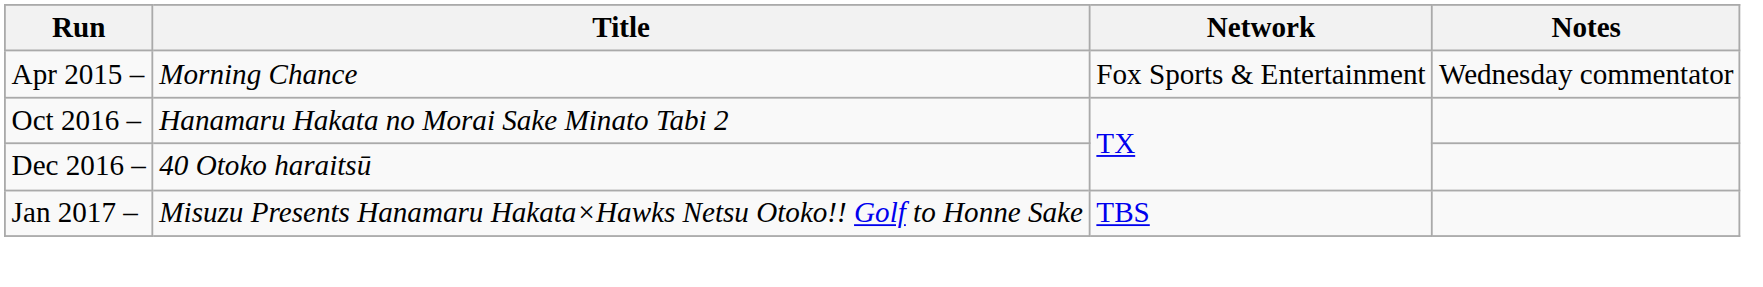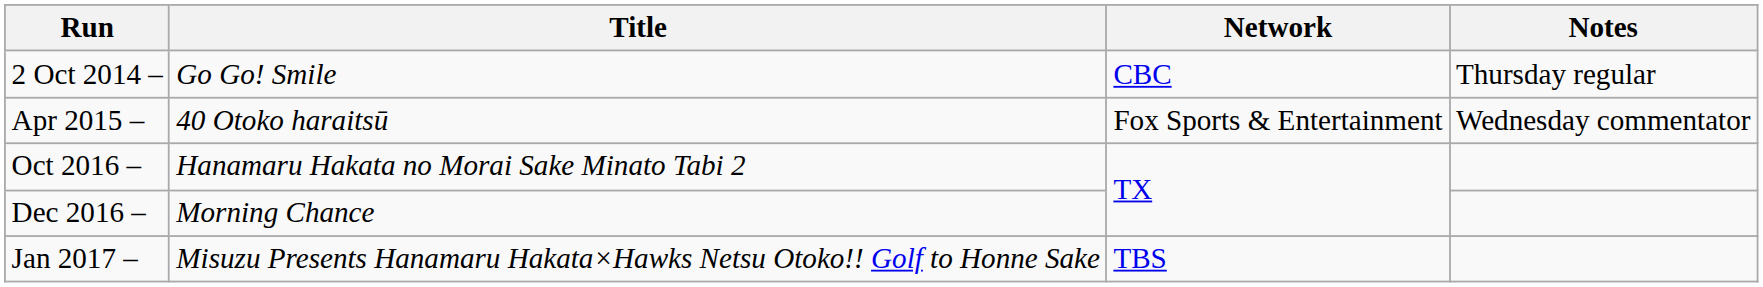+ row: (87, 73)
(258, 73) Morning Chance -> (282, 119) 40 Otoko haraitsū
(265, 166) 40 Otoko haraitsū -> (275, 212) Morning Chance
